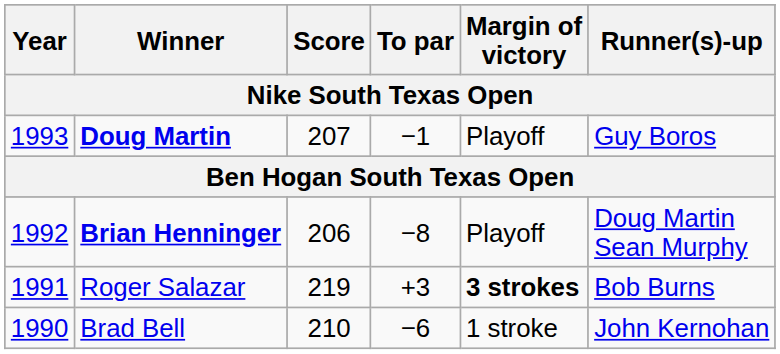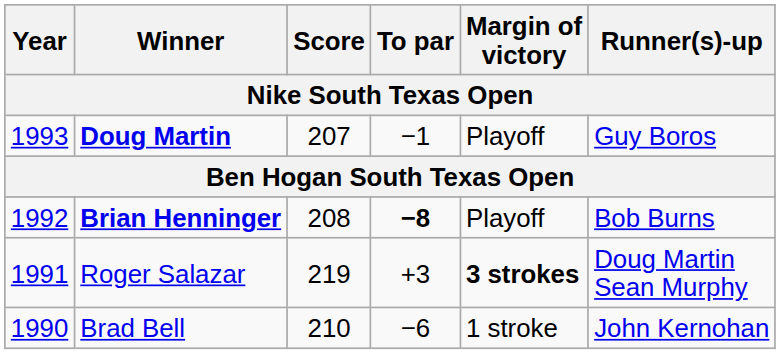(329, 232) 206 -> (329, 218) 208
(415, 232) normal -> (415, 218) bold
(671, 232) Doug Martin Sean Murphy -> (654, 218) Bob Burns
(654, 288) Bob Burns -> (671, 273) Doug Martin Sean Murphy
